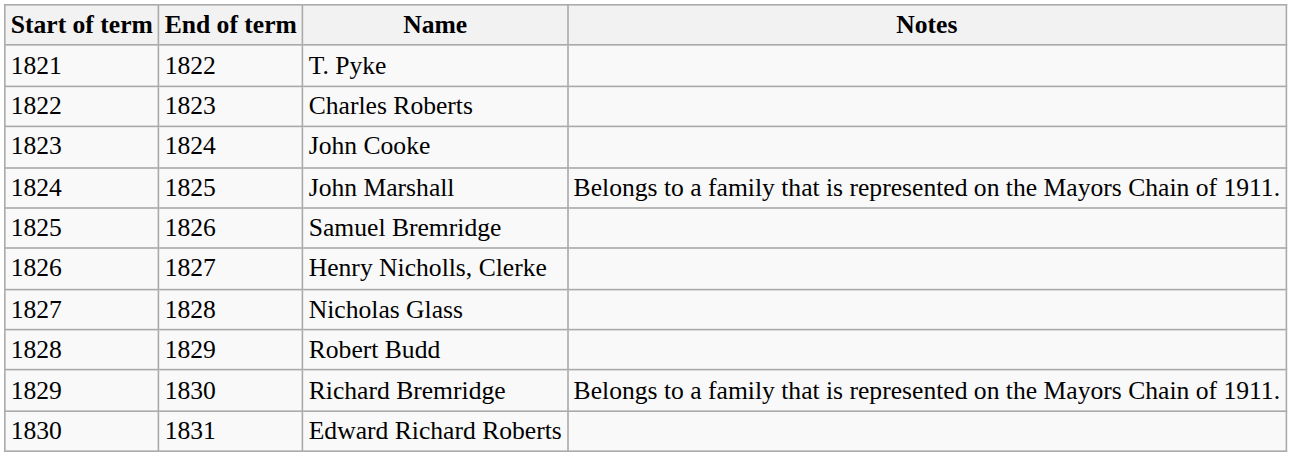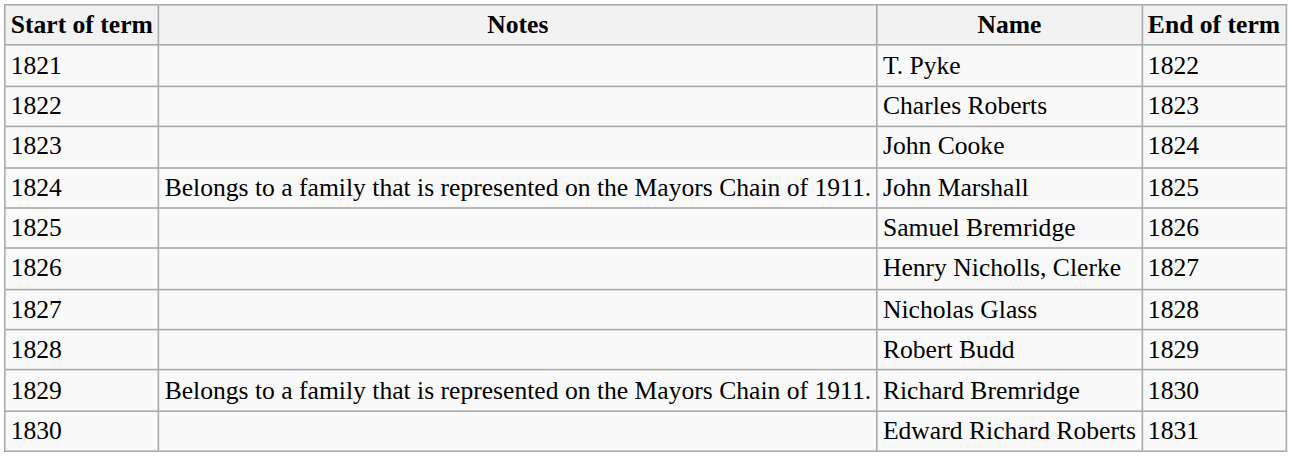columns swapped: (231, 24) <-> (927, 24)
